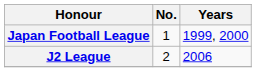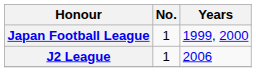(166, 56) 2 -> (166, 56) 1
